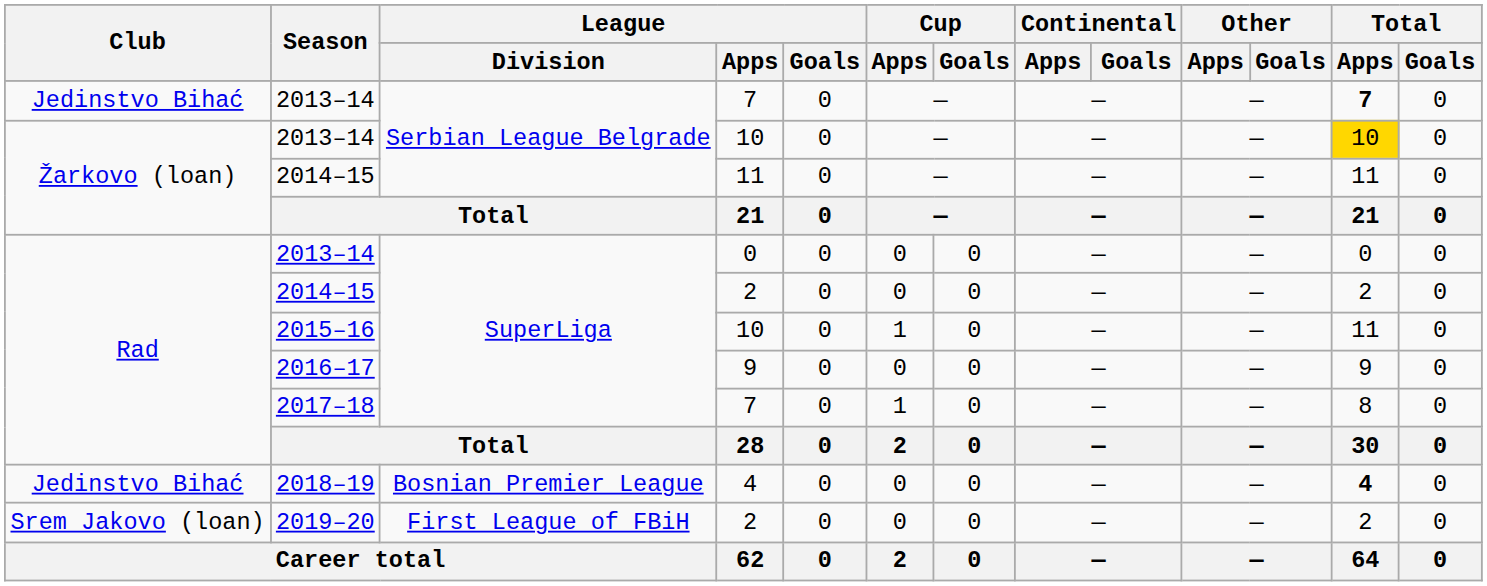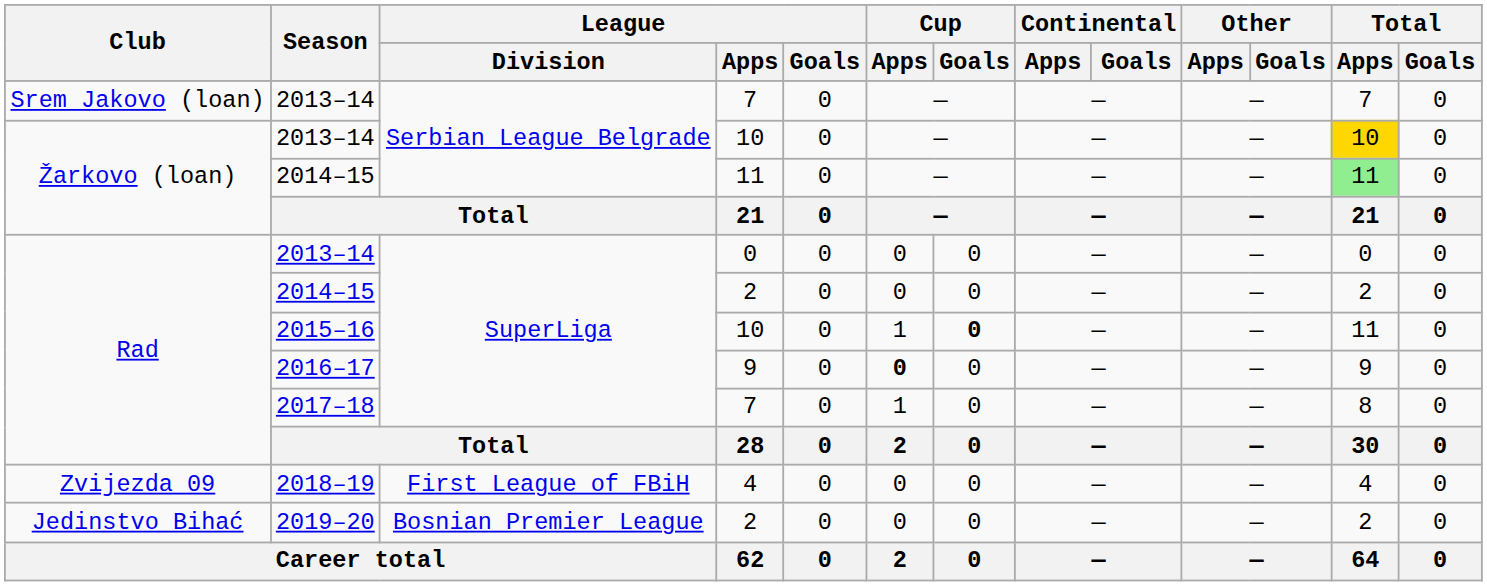(138, 101) Jedinstvo Bihać -> (138, 101) Srem Jakovo (loan)
(1365, 101) bold -> (1365, 101) normal
(1365, 177) no background -> (1365, 177) lightgreen background
(974, 331) normal -> (974, 331) bold
(900, 369) normal -> (900, 369) bold
(138, 484) Jedinstvo Bihać -> (138, 484) Zvijezda 09
(548, 484) Bosnian Premier League -> (548, 484) First League of FBiH
(1365, 484) bold -> (1365, 484) normal
(138, 523) Srem Jakovo (loan) -> (138, 523) Jedinstvo Bihać
(548, 523) First League of FBiH -> (548, 523) Bosnian Premier League
